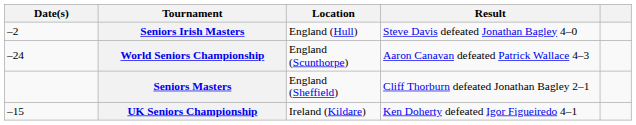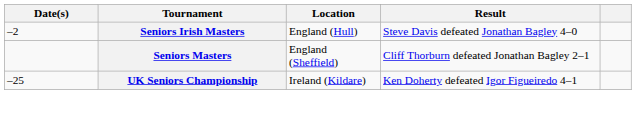- row: (192, 55)
(15, 111) –15 -> (15, 80) –25
